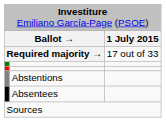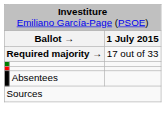- row: (7, 78)
